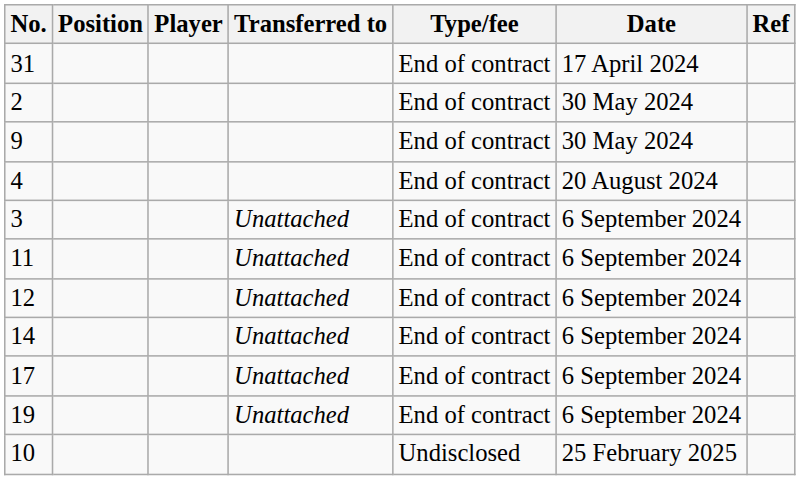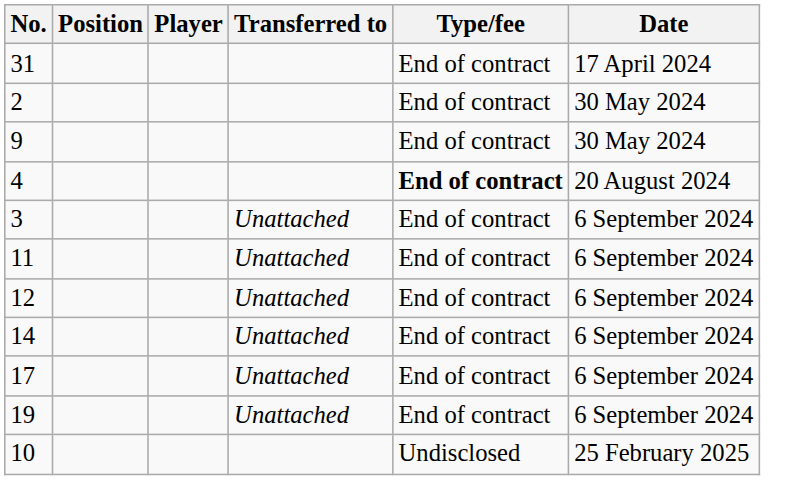- column: (771, 24)
(474, 180) normal -> (481, 180) bold
